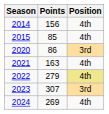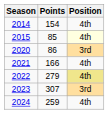(52, 24) 156 -> (52, 24) 154
(85, 37) no background -> (85, 37) lightyellow background
(52, 63) 163 -> (52, 63) 166
(52, 102) 269 -> (52, 102) 259
